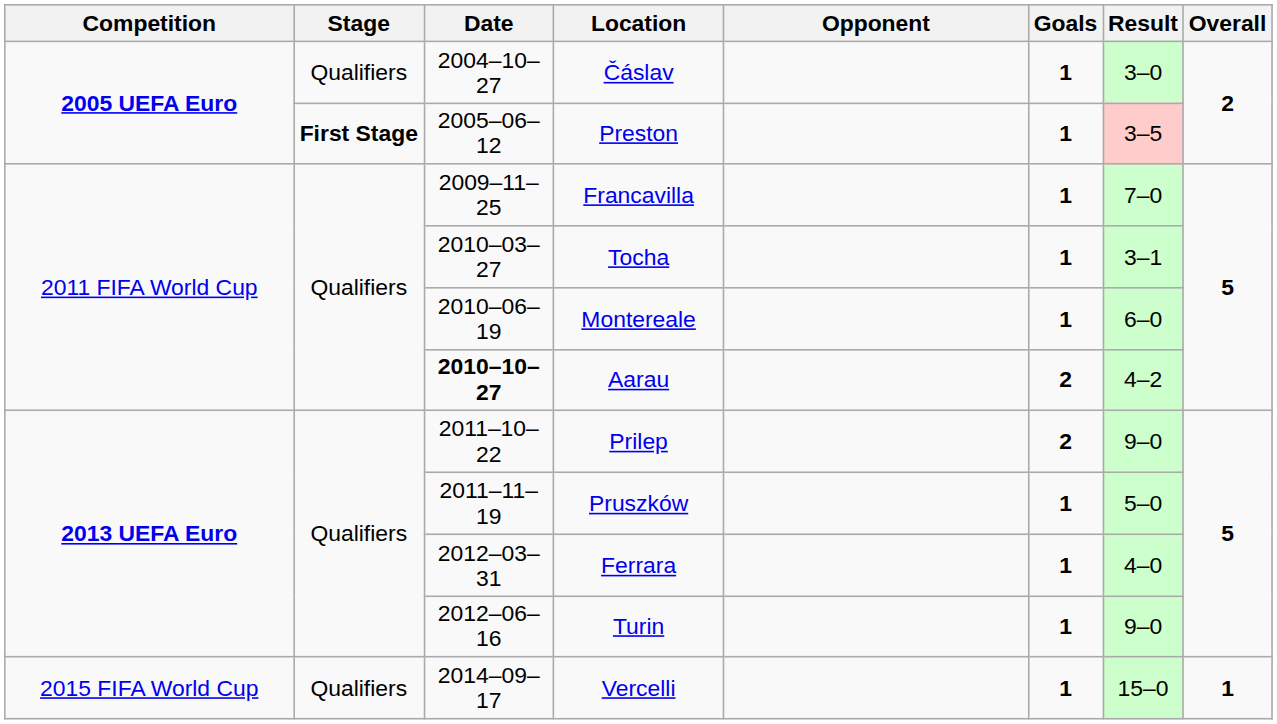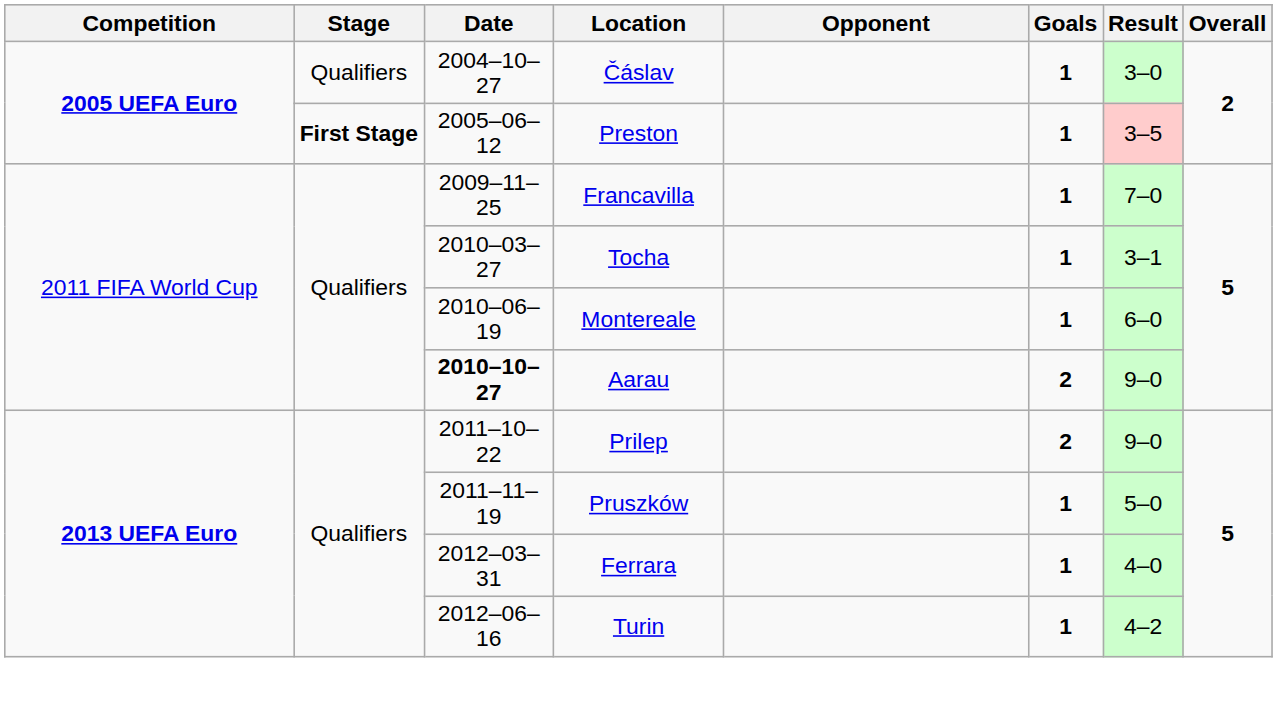(1143, 380) 4–2 -> (1143, 380) 9–0
(1143, 627) 9–0 -> (1143, 627) 4–2
- row: (639, 688)
